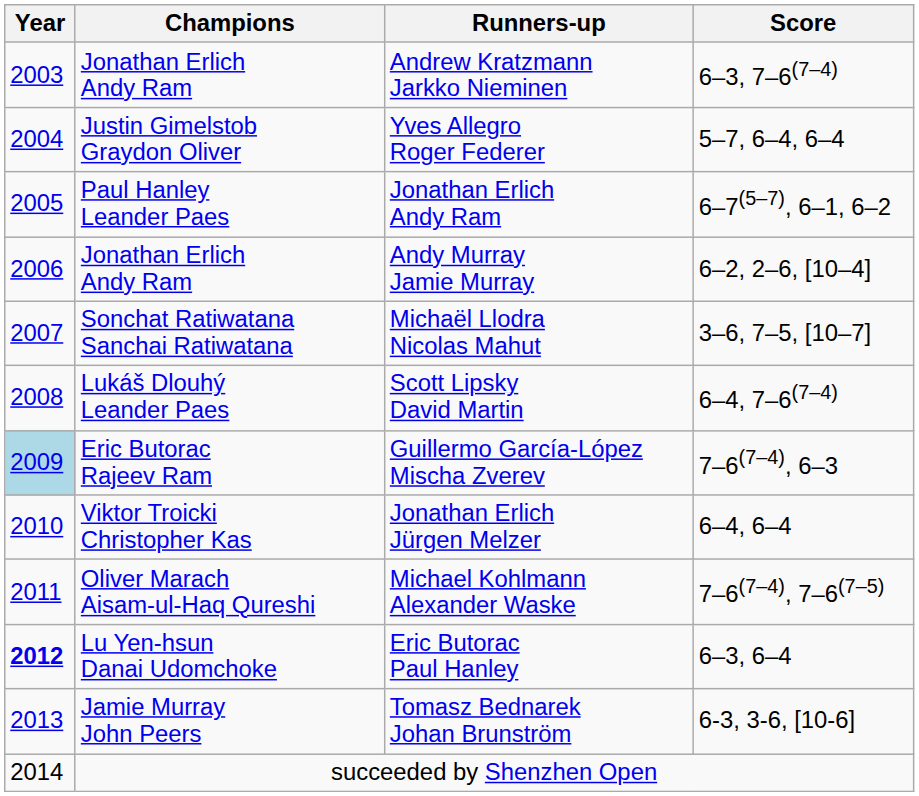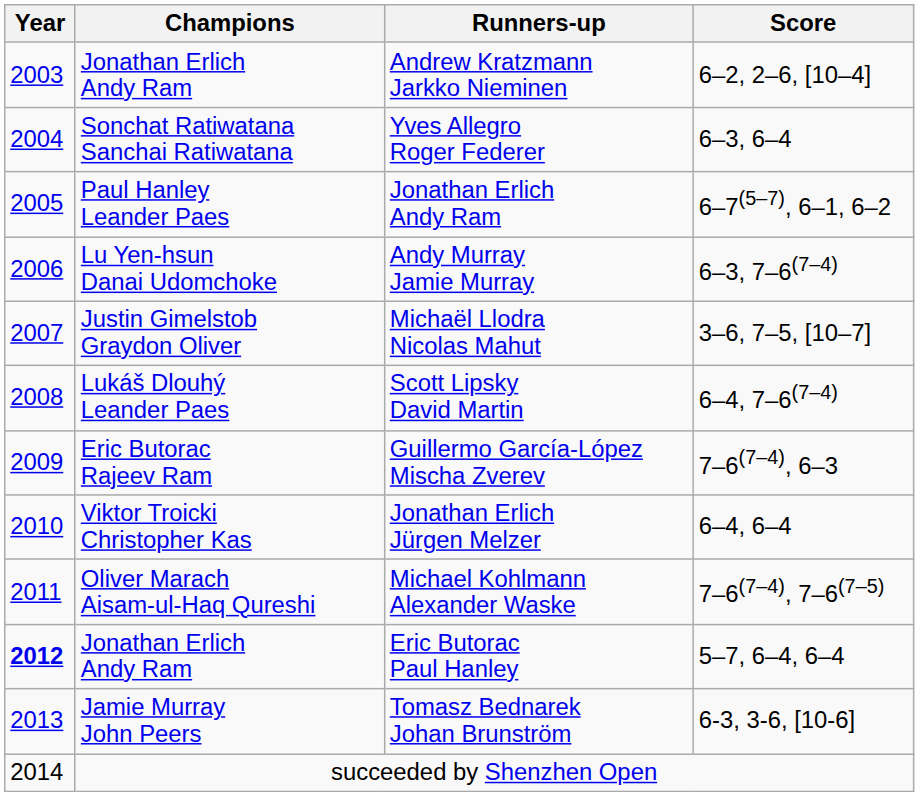(768, 74) 6–3, 7–6(7–4) -> (785, 74) 6–2, 2–6, [10–4]
(169, 139) Justin Gimelstob Graydon Oliver -> (188, 139) Sonchat Ratiwatana Sanchai Ratiwatana
(772, 139) 5–7, 6–4, 6–4 -> (745, 139) 6–3, 6–4
(163, 268) Jonathan Erlich Andy Ram -> (179, 268) Lu Yen-hsun Danai Udomchoke
(785, 268) 6–2, 2–6, [10–4] -> (768, 268) 6–3, 7–6(7–4)
(188, 333) Sonchat Ratiwatana Sanchai Ratiwatana -> (169, 333) Justin Gimelstob Graydon Oliver
(37, 462) lightblue background -> (37, 462) no background
(179, 656) Lu Yen-hsun Danai Udomchoke -> (163, 656) Jonathan Erlich Andy Ram
(745, 656) 6–3, 6–4 -> (772, 656) 5–7, 6–4, 6–4
